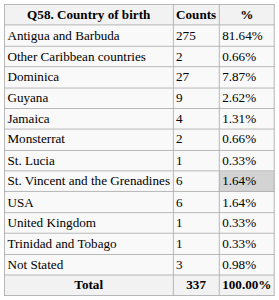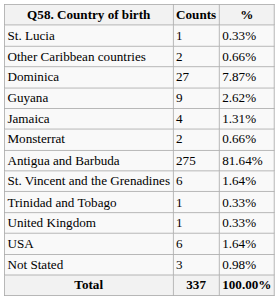rows swapped: (64, 35) <-> (31, 160)
(239, 181) lightgrey background -> (239, 181) no background
rows swapped: (62, 243) <-> (21, 202)
